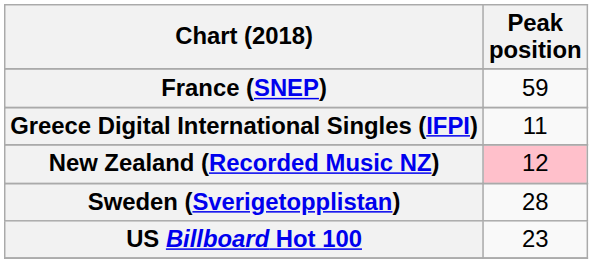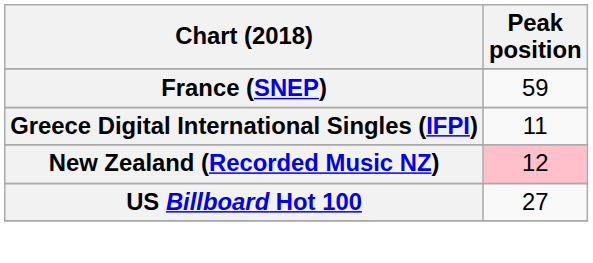- row: (244, 201)
(535, 239) 23 -> (535, 201) 27
